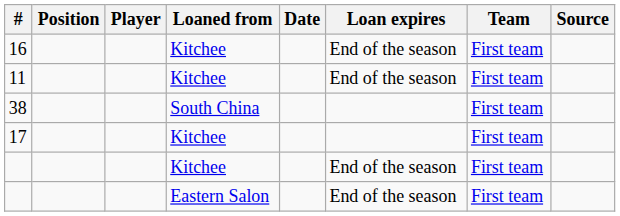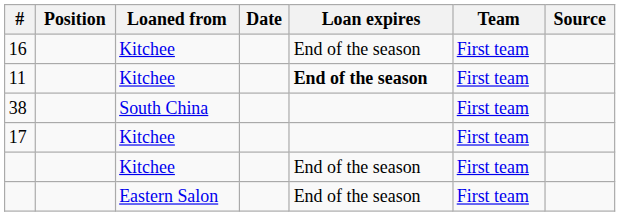- column: (136, 19)
(393, 78) normal -> (361, 78) bold
